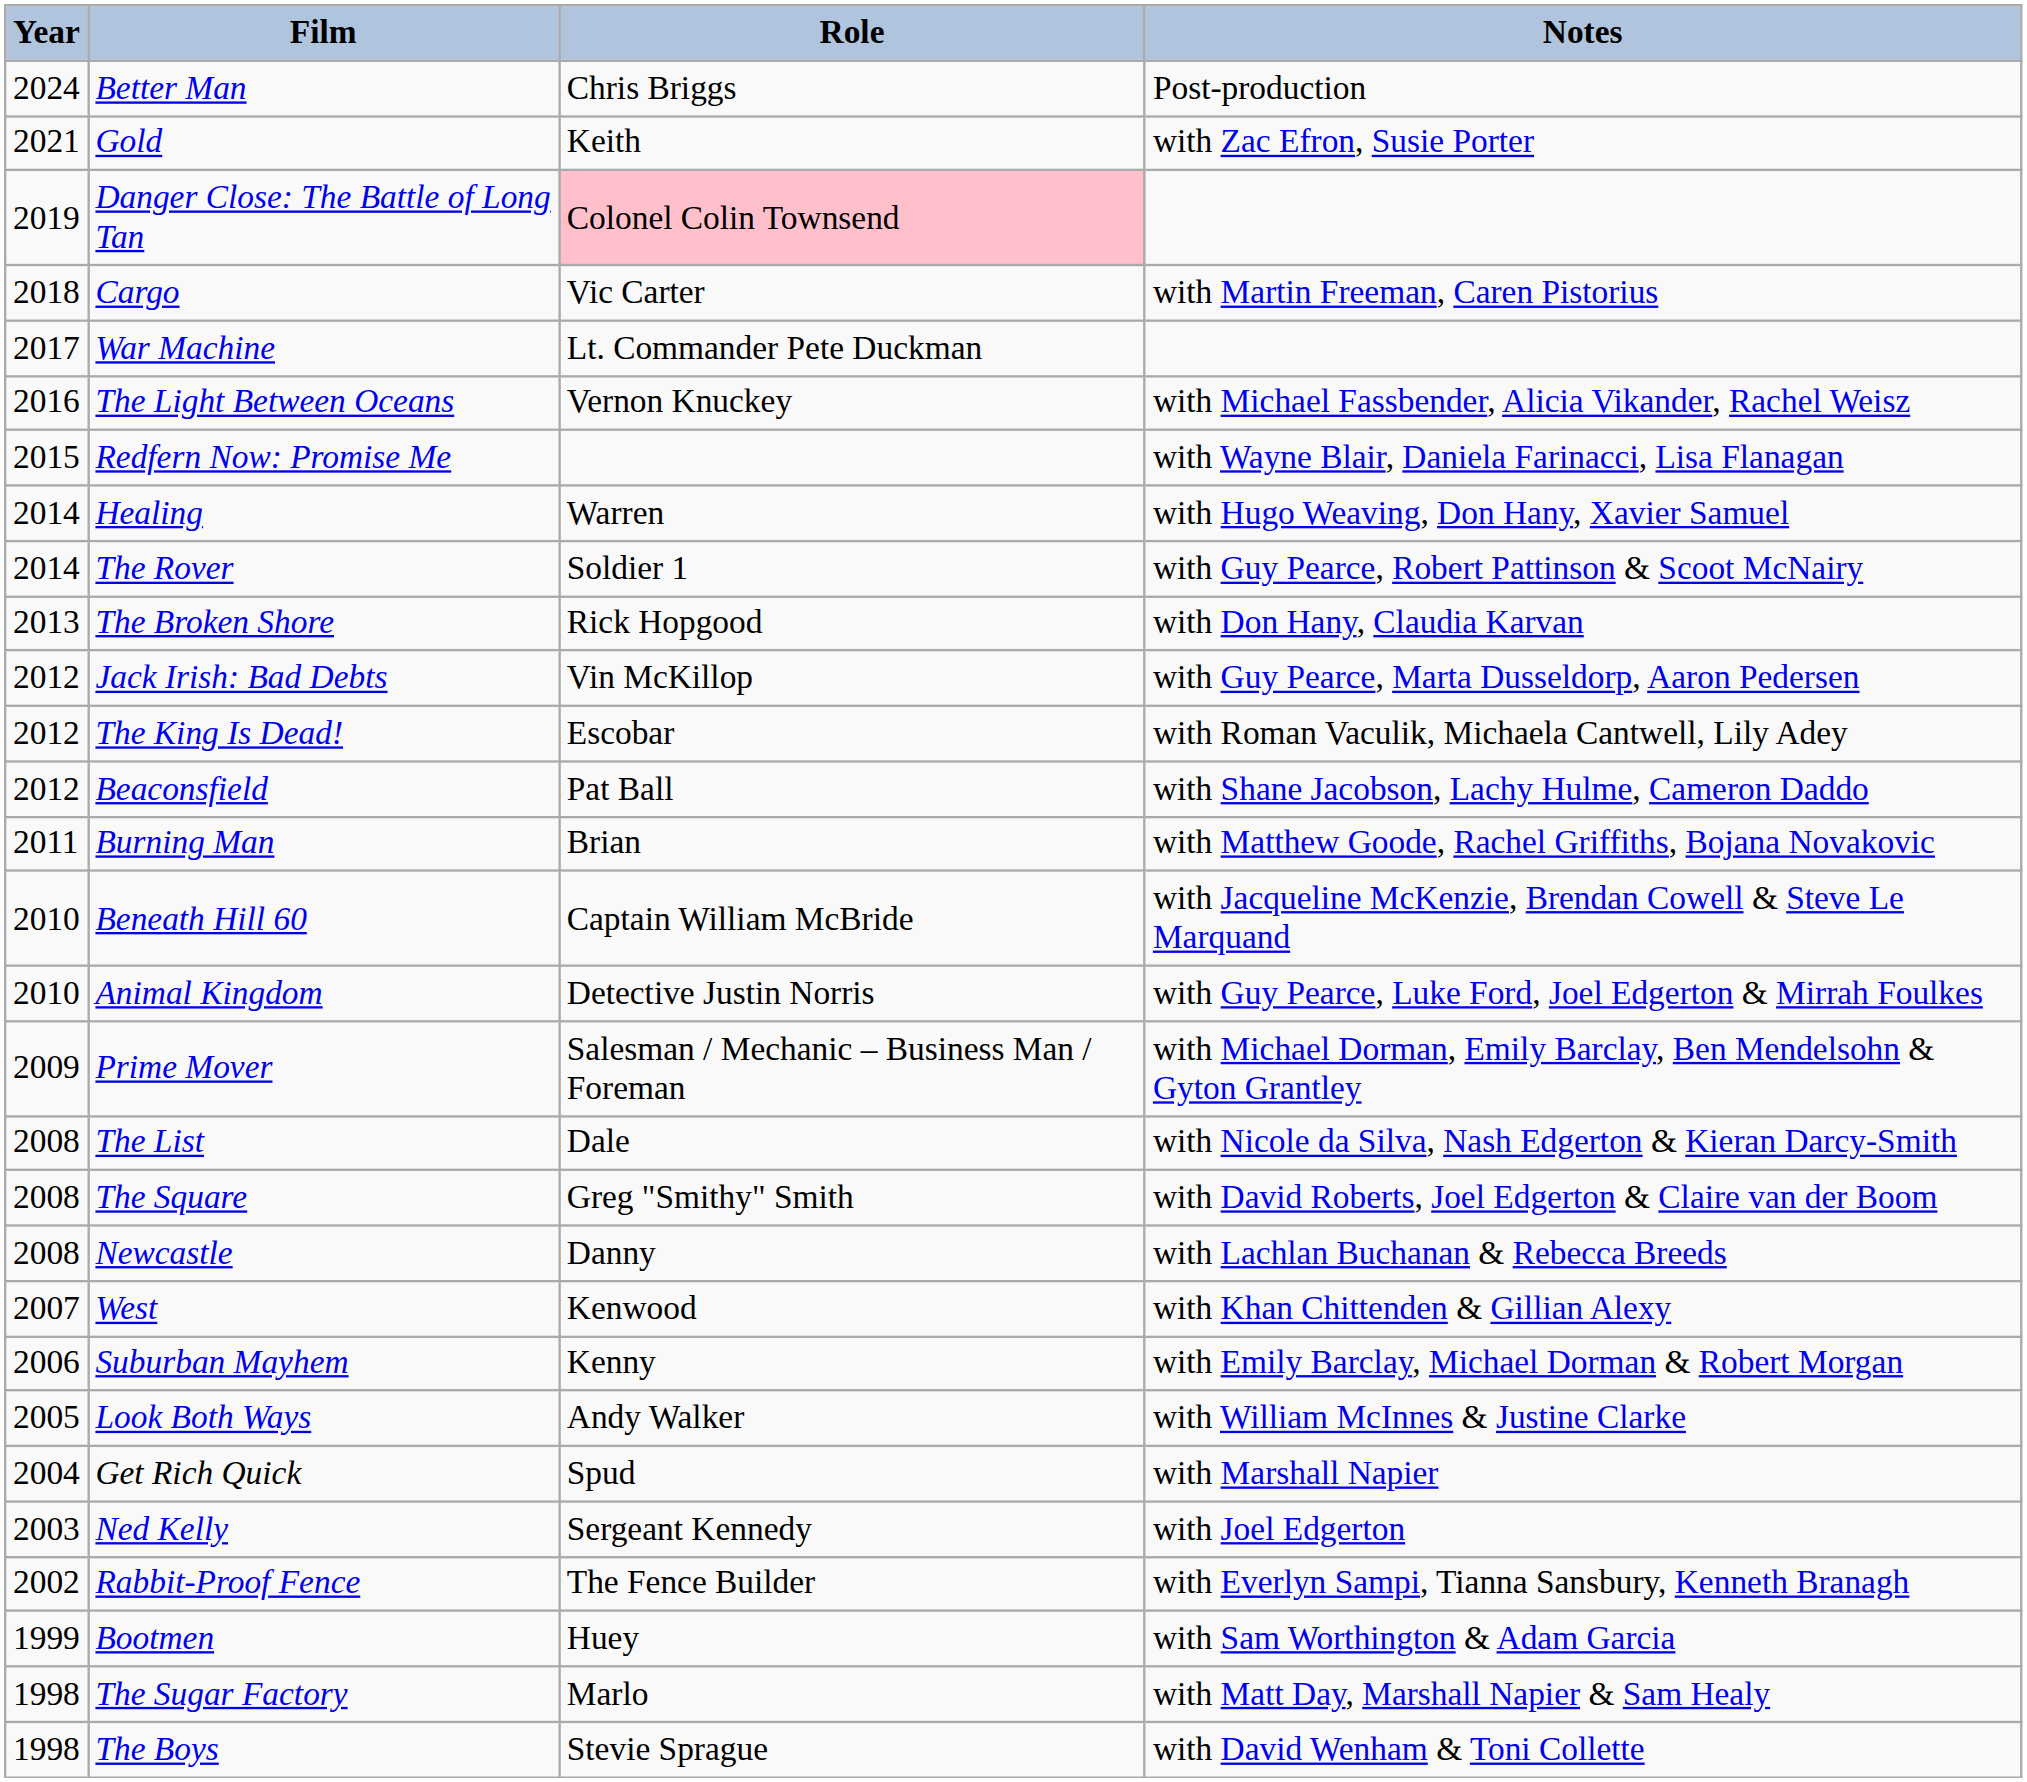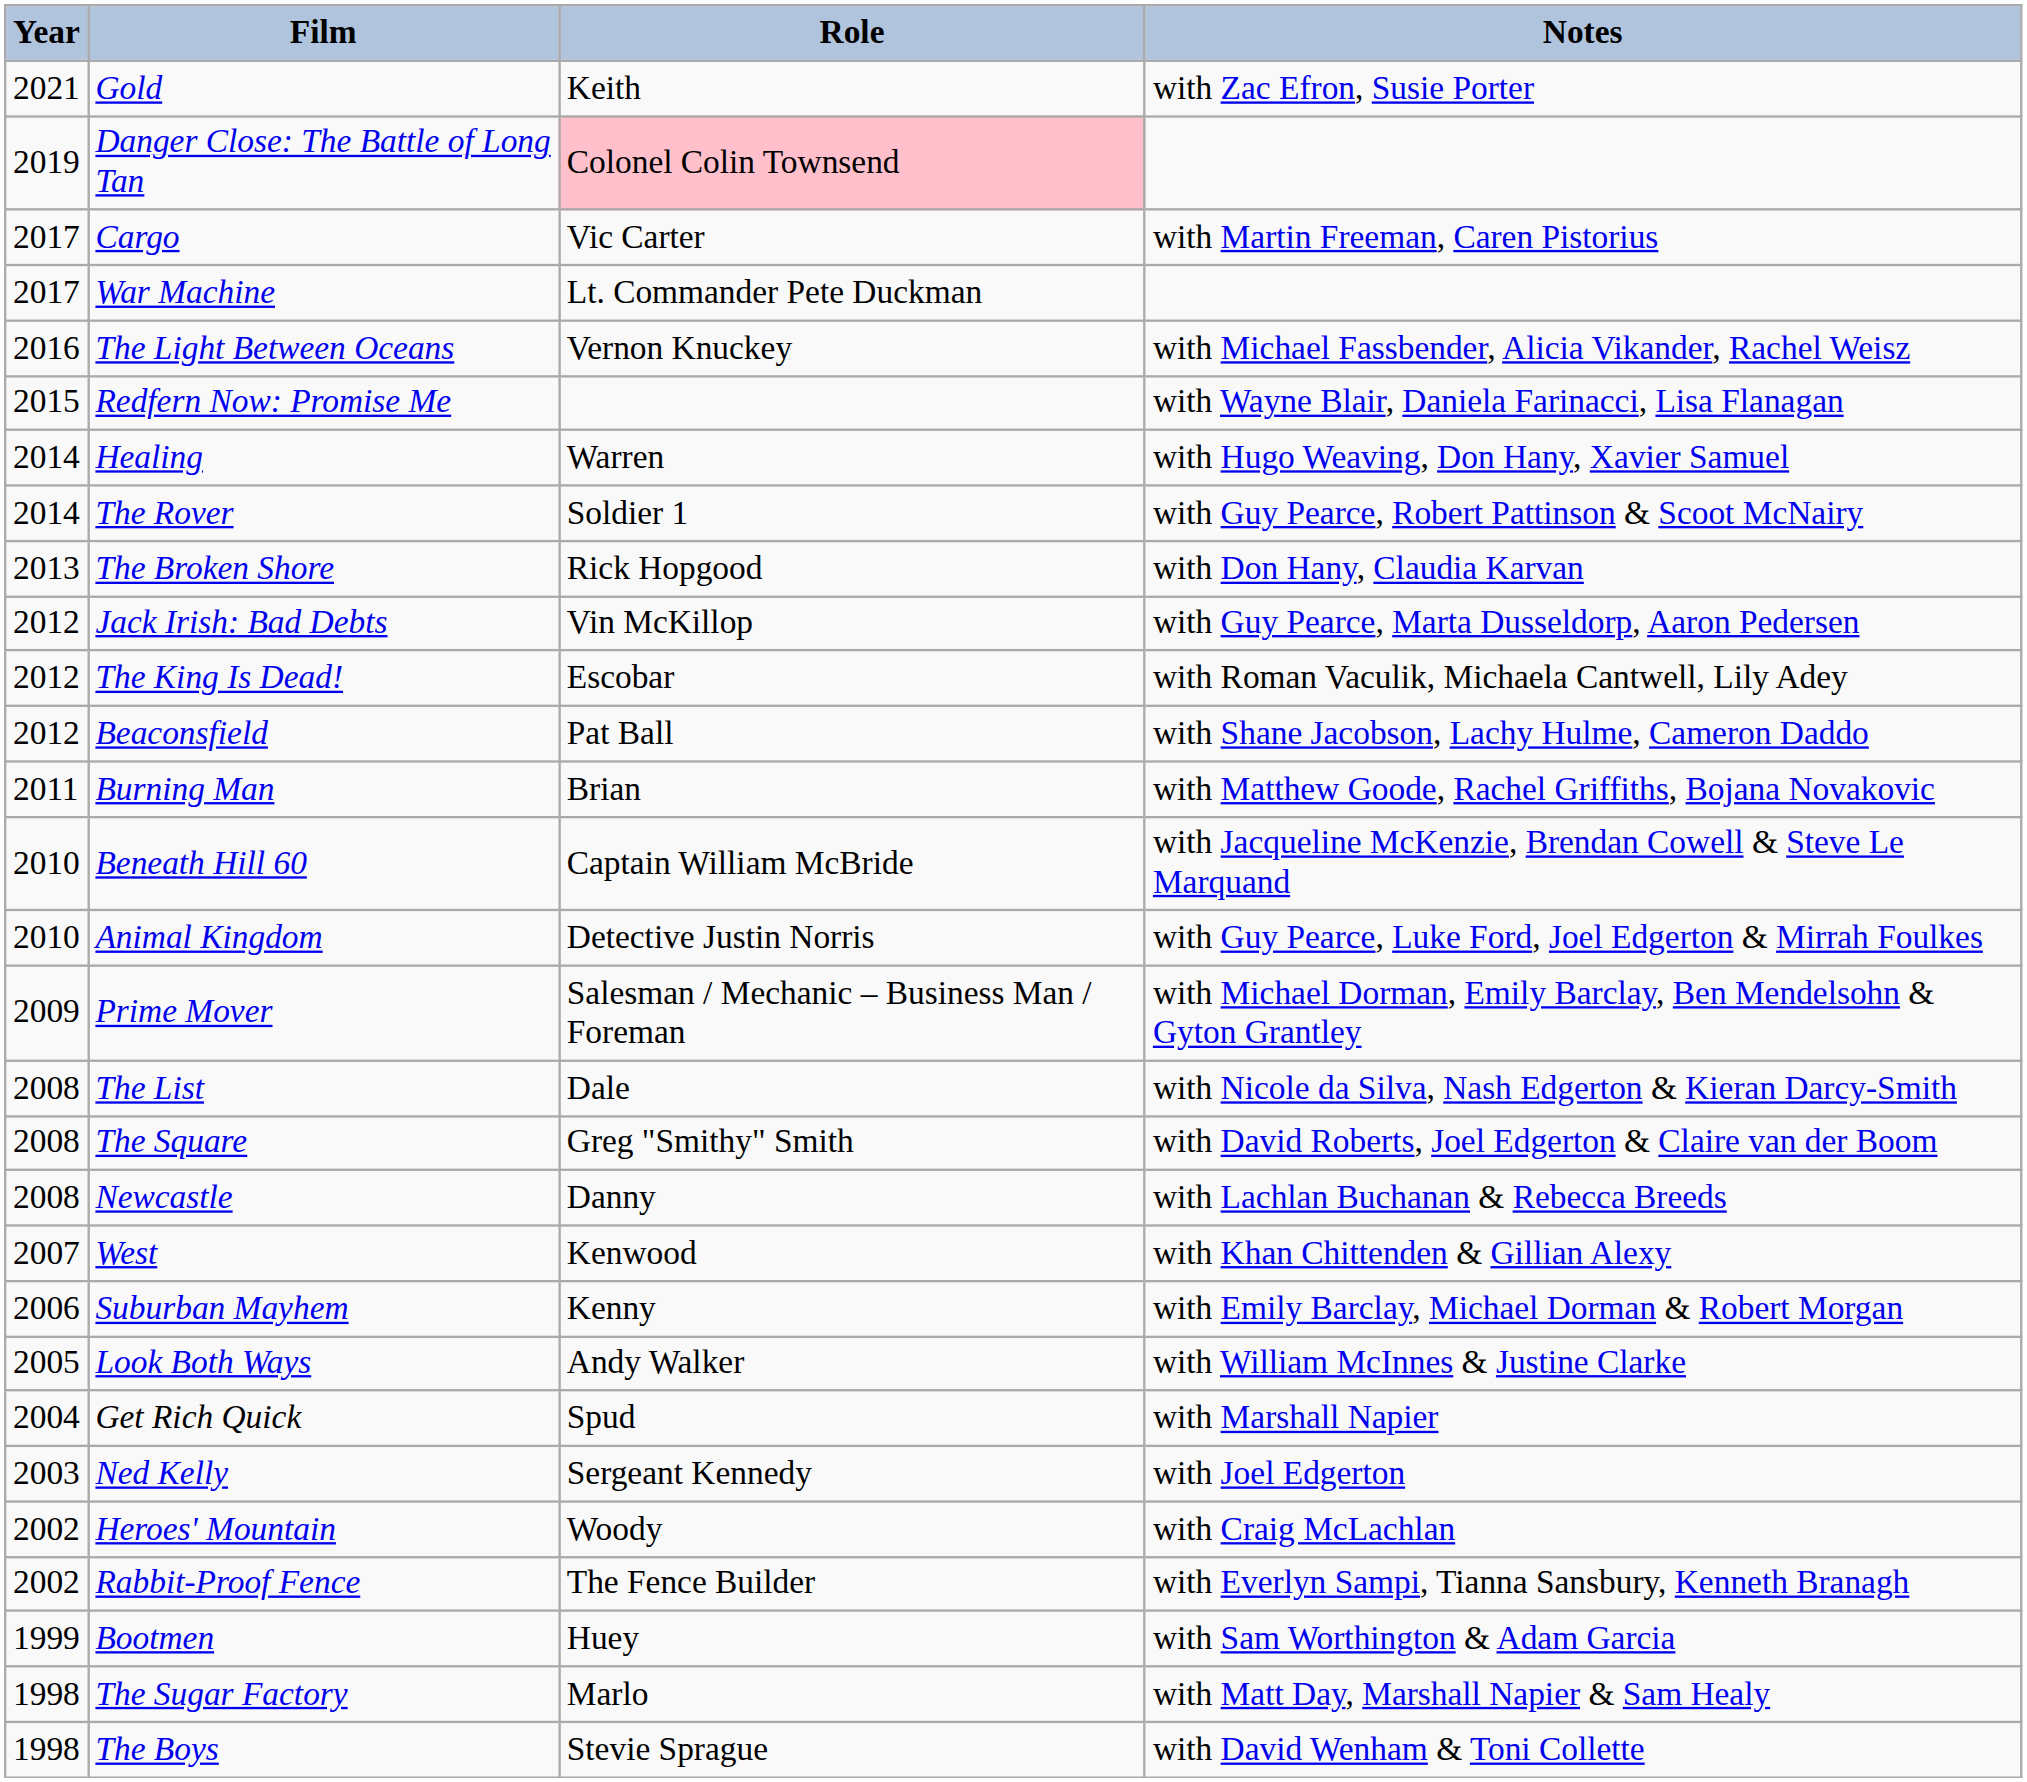- row: (171, 87)
(46, 292) 2018 -> (46, 237) 2017
+ row: (216, 1528)
